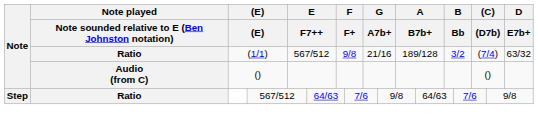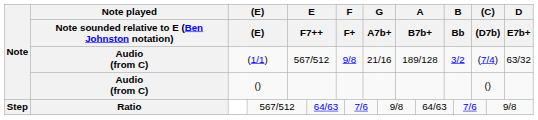(129, 54) Ratio -> (129, 59) Audio (from C)
